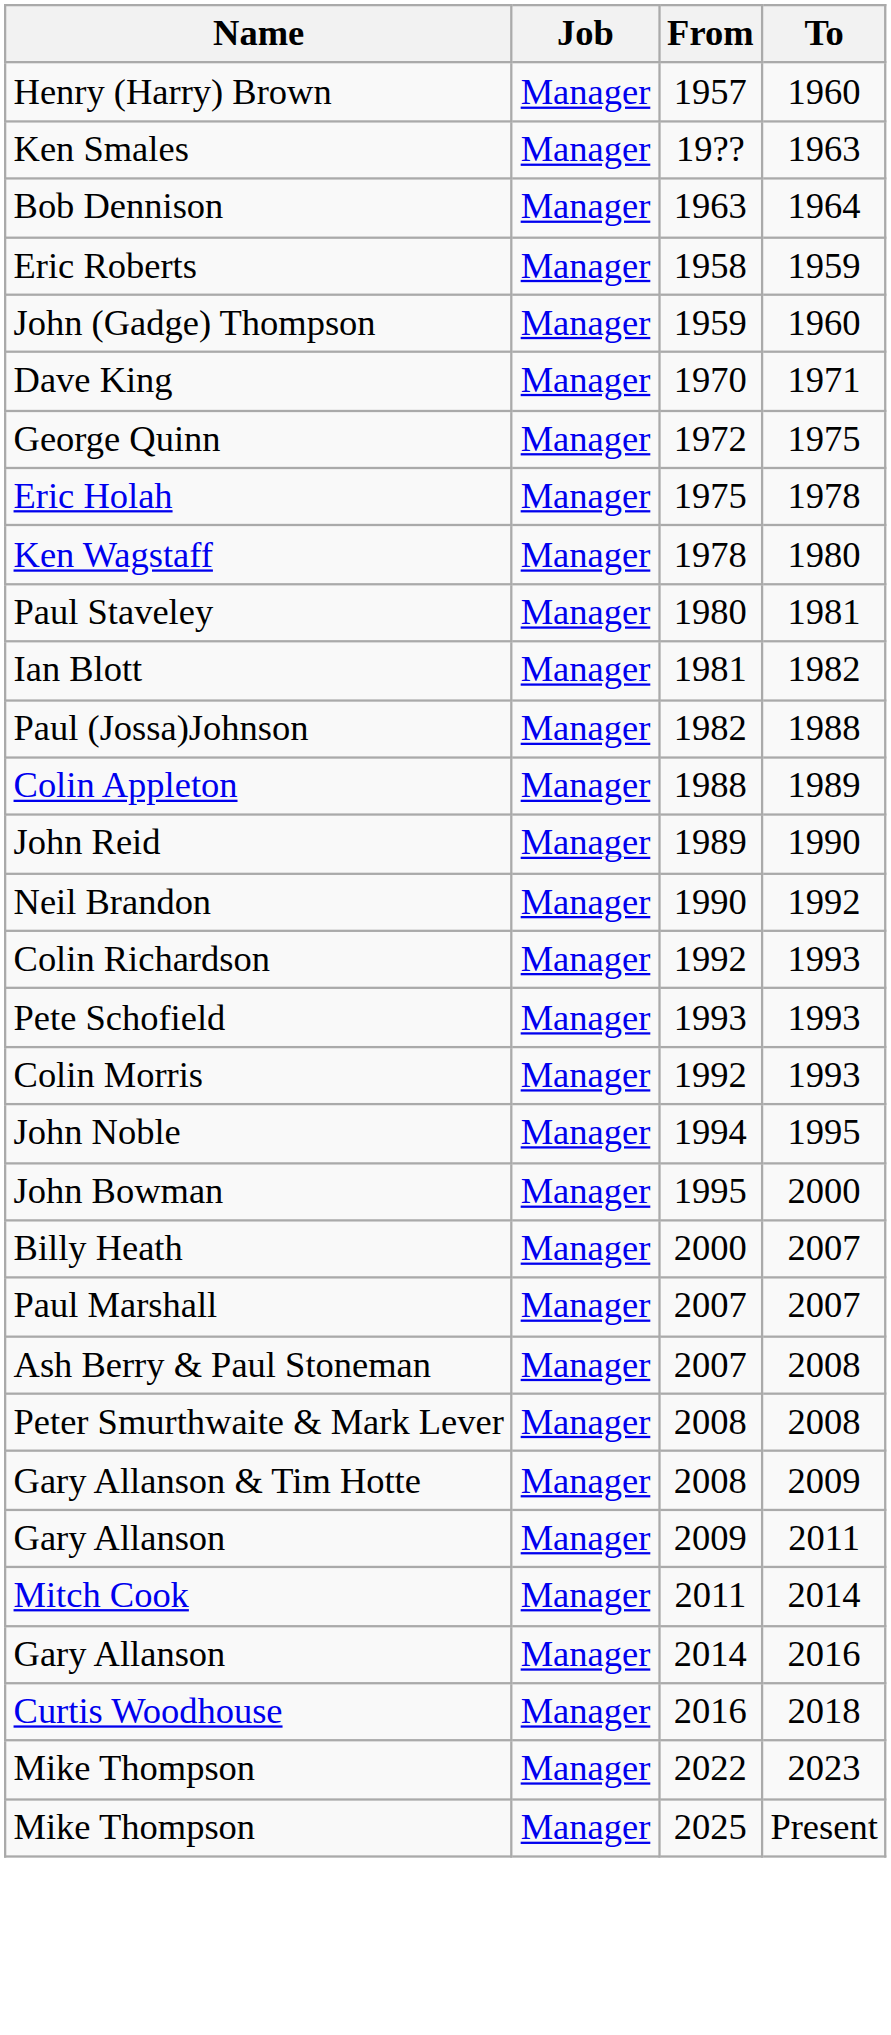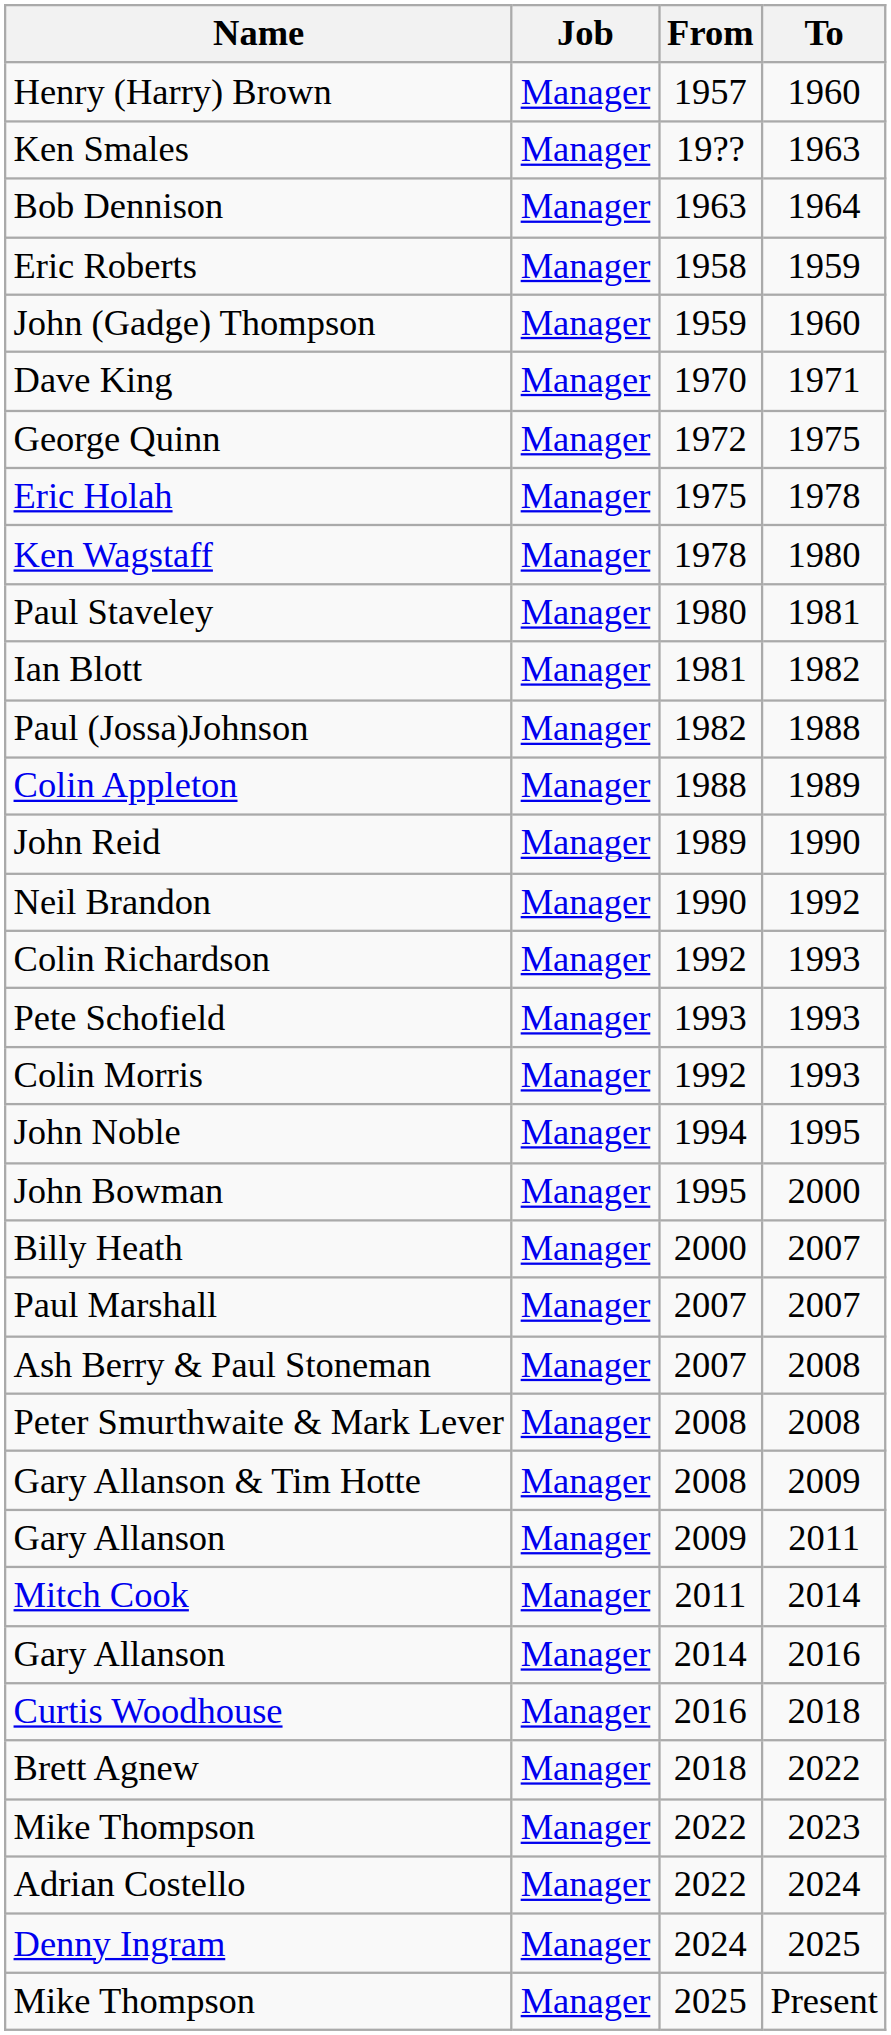+ row: (106, 1769)
+ row: (130, 1884)
+ row: (119, 1942)
